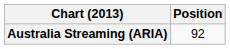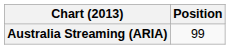(198, 34) 92 -> (198, 34) 99
